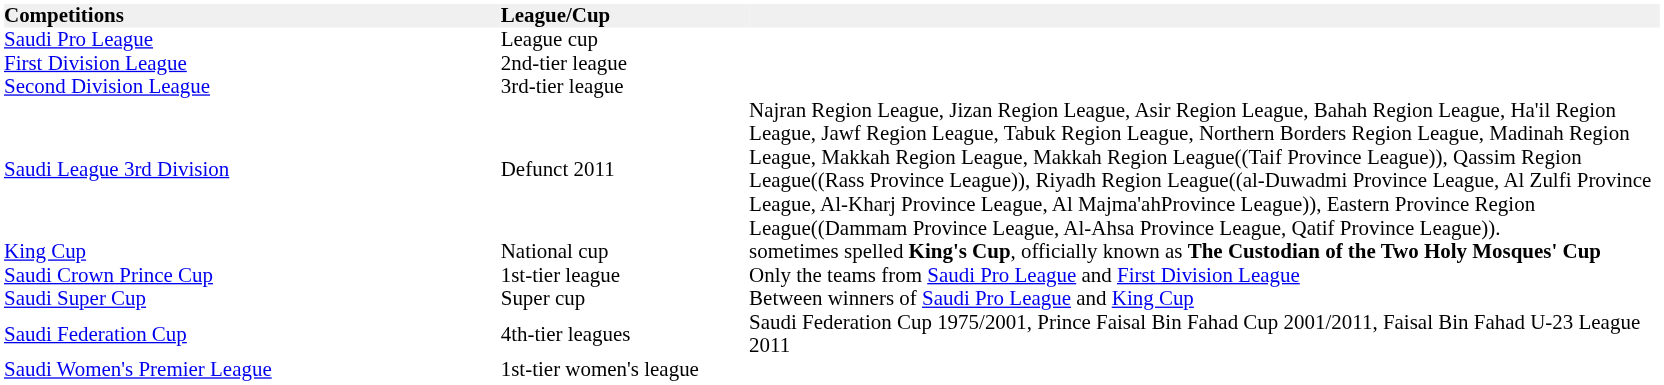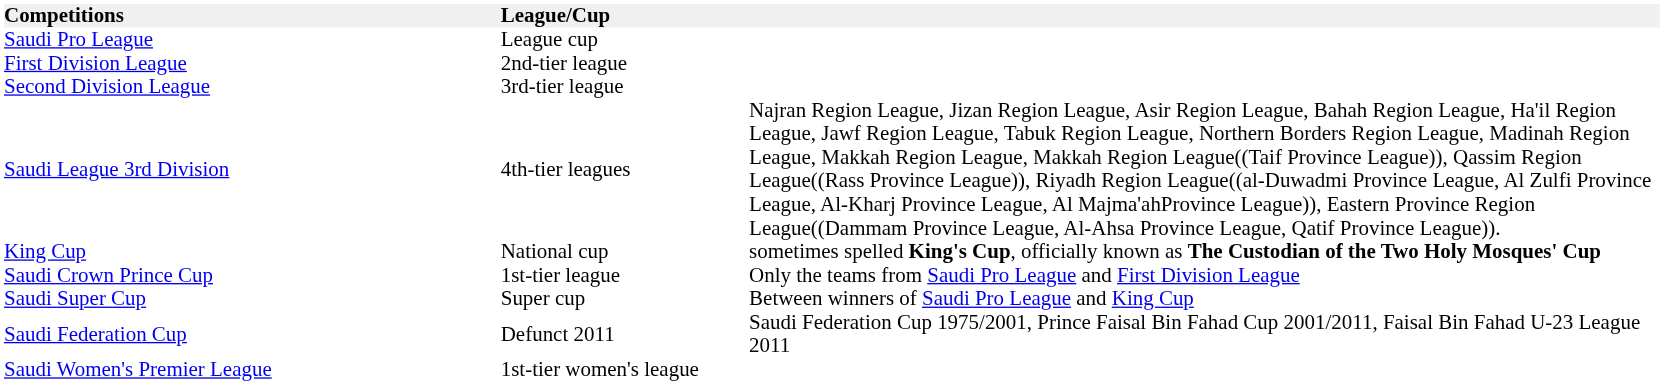(558, 168) Defunct 2011 -> (566, 168) 4th-tier leagues
(566, 333) 4th-tier leagues -> (558, 333) Defunct 2011
